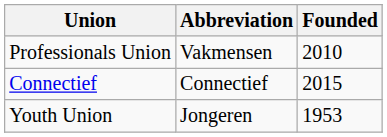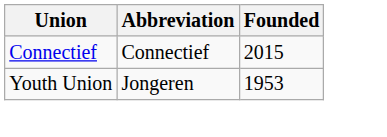- row: (90, 52)
